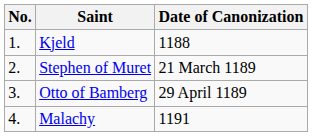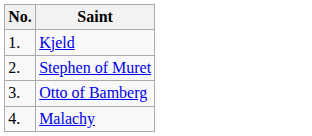- column: (231, 17)
